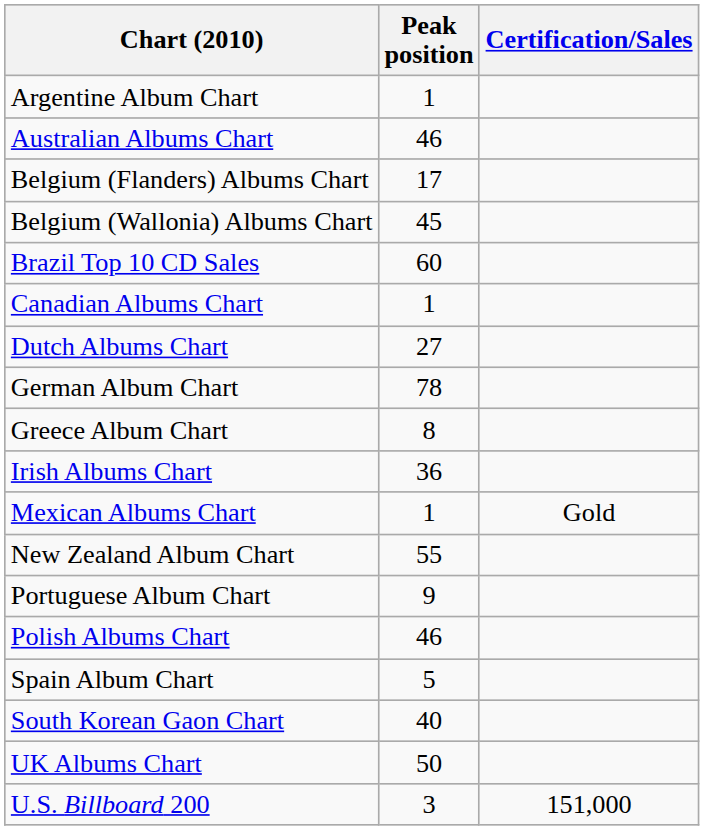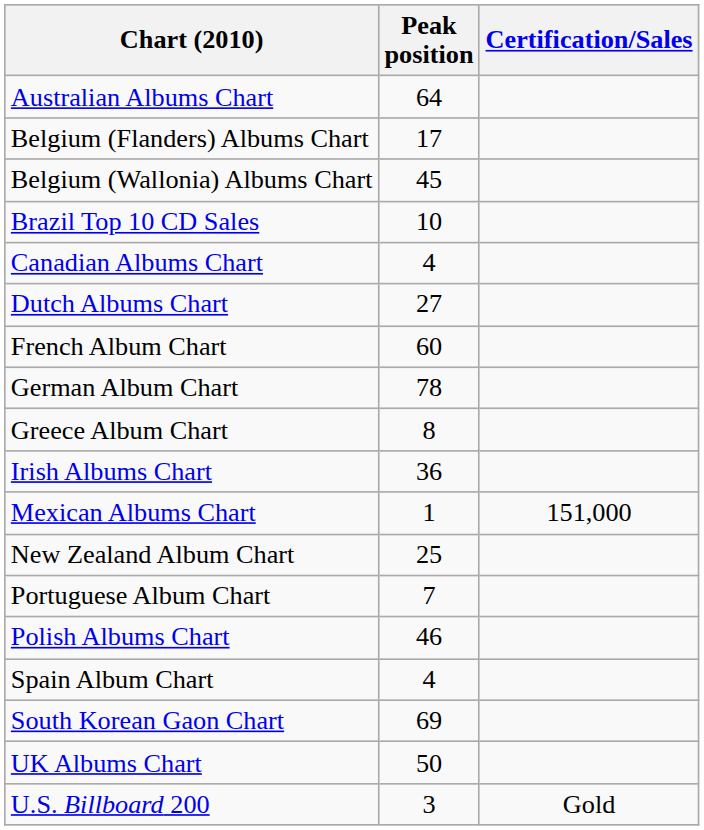- row: (135, 96)
(429, 138) 46 -> (429, 96) 64
(429, 262) 60 -> (429, 221) 10
(429, 304) 1 -> (429, 262) 4
+ row: (119, 346)
(589, 512) Gold -> (589, 512) 151,000
(429, 554) 55 -> (429, 554) 25
(429, 595) 9 -> (429, 595) 7
(429, 679) 5 -> (429, 679) 4
(429, 720) 40 -> (429, 720) 69
(589, 803) 151,000 -> (589, 803) Gold
